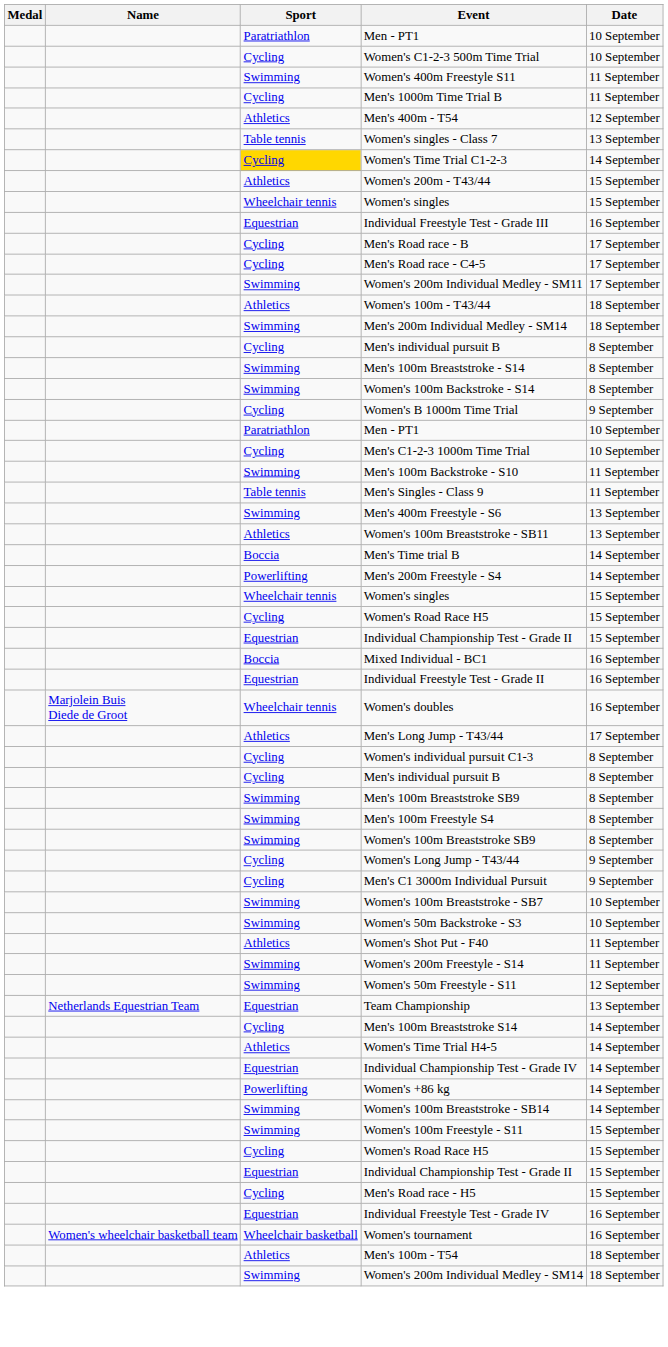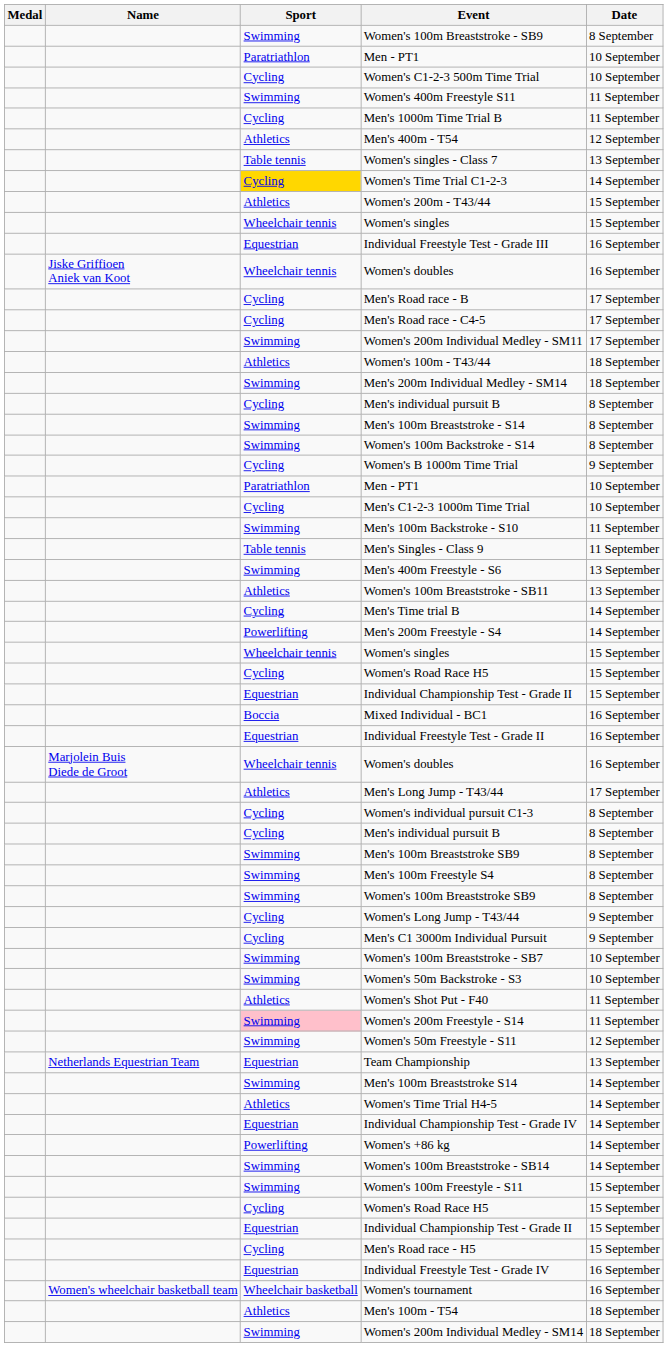+ row: (143, 35)
+ row: (89, 271)
(261, 554) Boccia -> (264, 610) Cycling
(272, 964) no background -> (272, 1020) pink background
(264, 1026) Cycling -> (272, 1082) Swimming
